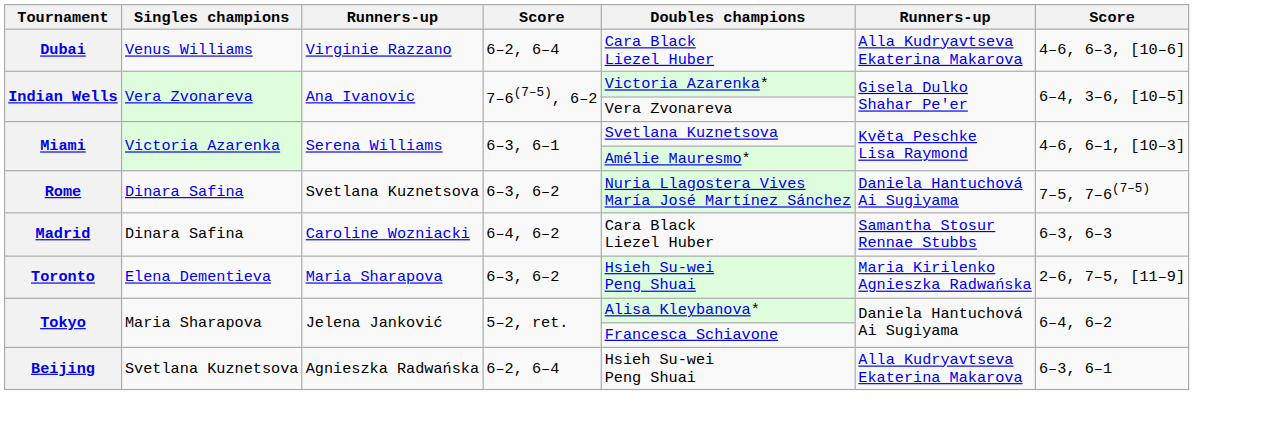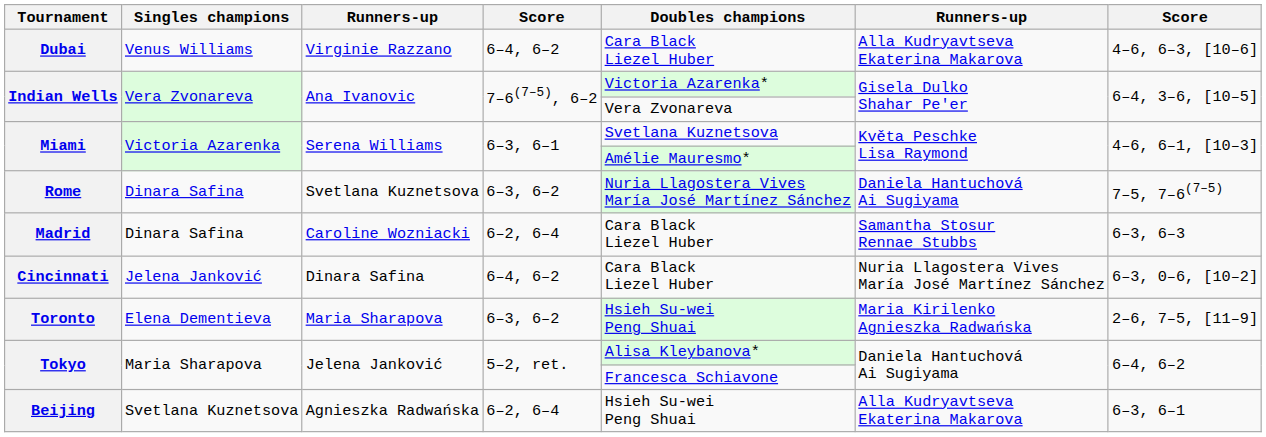(523, 51) 6–2, 6–4 -> (523, 51) 6–4, 6–2
(523, 234) 6–4, 6–2 -> (523, 234) 6–2, 6–4
+ row: (63, 277)
